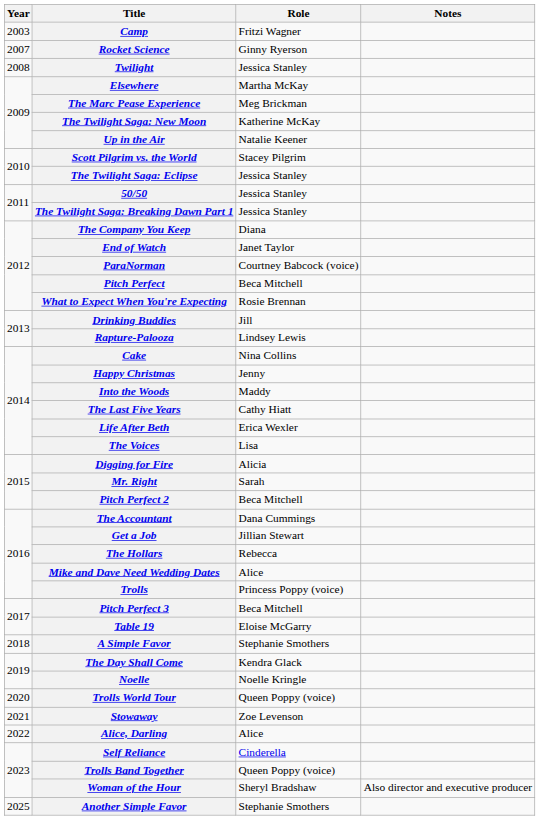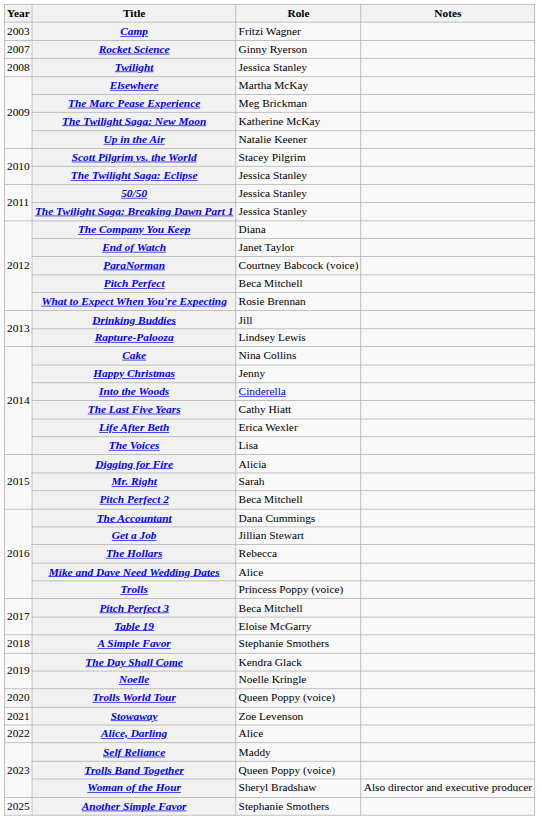(255, 391) Maddy -> (262, 391) Cinderella
(262, 752) Cinderella -> (255, 752) Maddy
